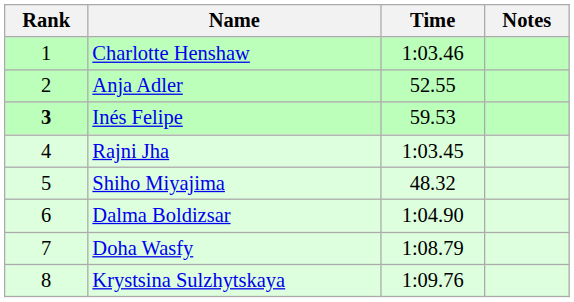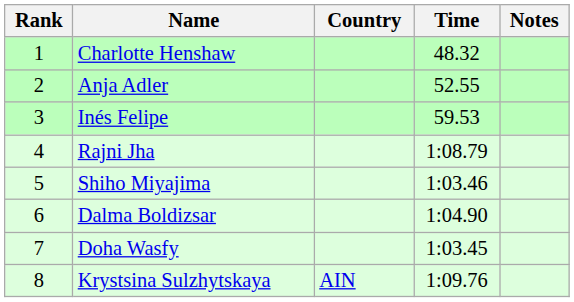+ column: (364, 20)
(433, 53) 1:03.46 -> (457, 53) 48.32
(46, 118) bold -> (39, 118) normal
(433, 150) 1:03.45 -> (457, 150) 1:08.79
(433, 183) 48.32 -> (457, 183) 1:03.46
(433, 248) 1:08.79 -> (457, 248) 1:03.45
